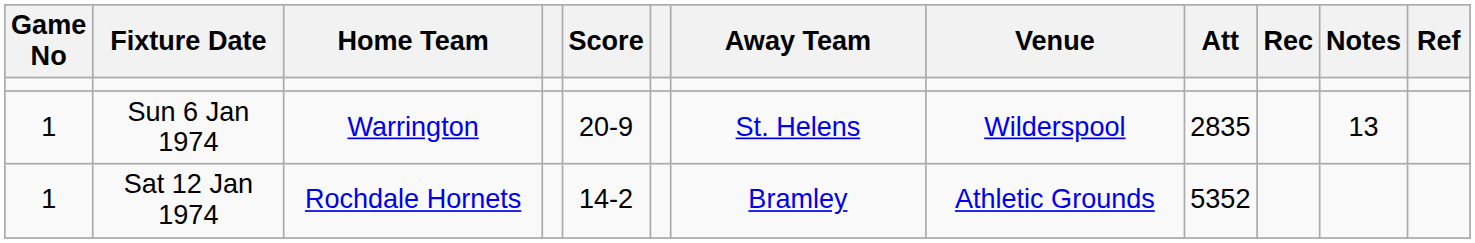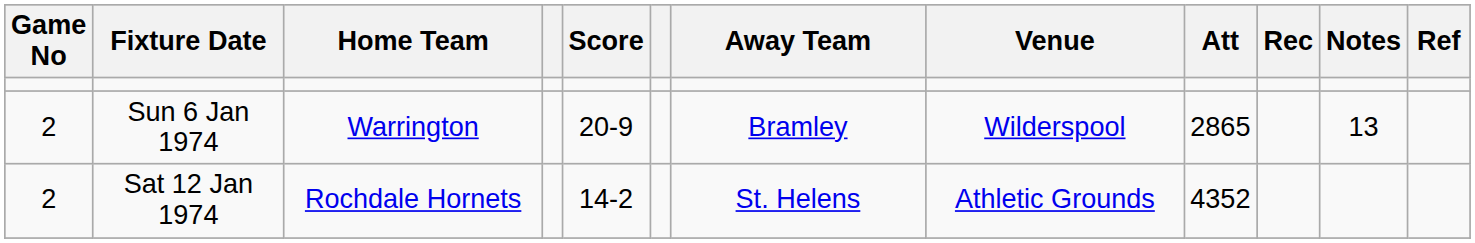(49, 126) 1 -> (49, 126) 2
(798, 126) St. Helens -> (798, 126) Bramley
(1220, 126) 2835 -> (1220, 126) 2865
(49, 200) 1 -> (49, 200) 2
(798, 200) Bramley -> (798, 200) St. Helens
(1220, 200) 5352 -> (1220, 200) 4352
